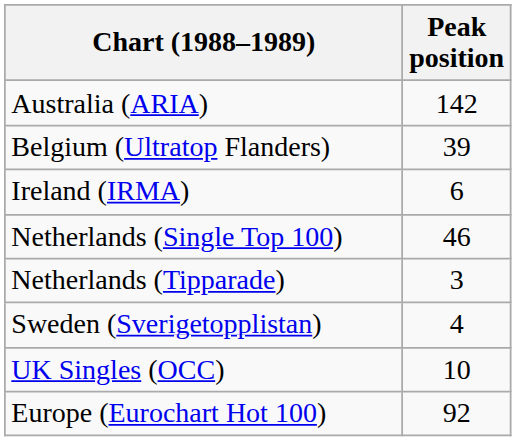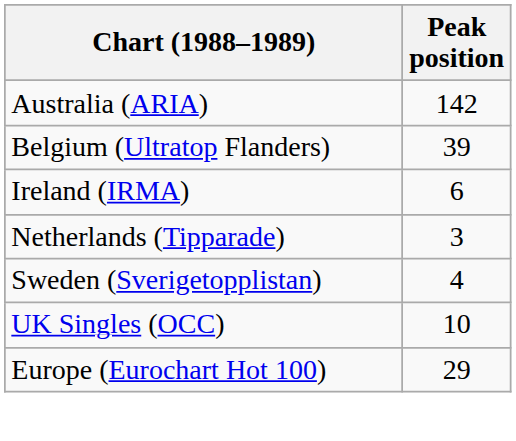- row: (177, 235)
(457, 413) 92 -> (457, 369) 29
